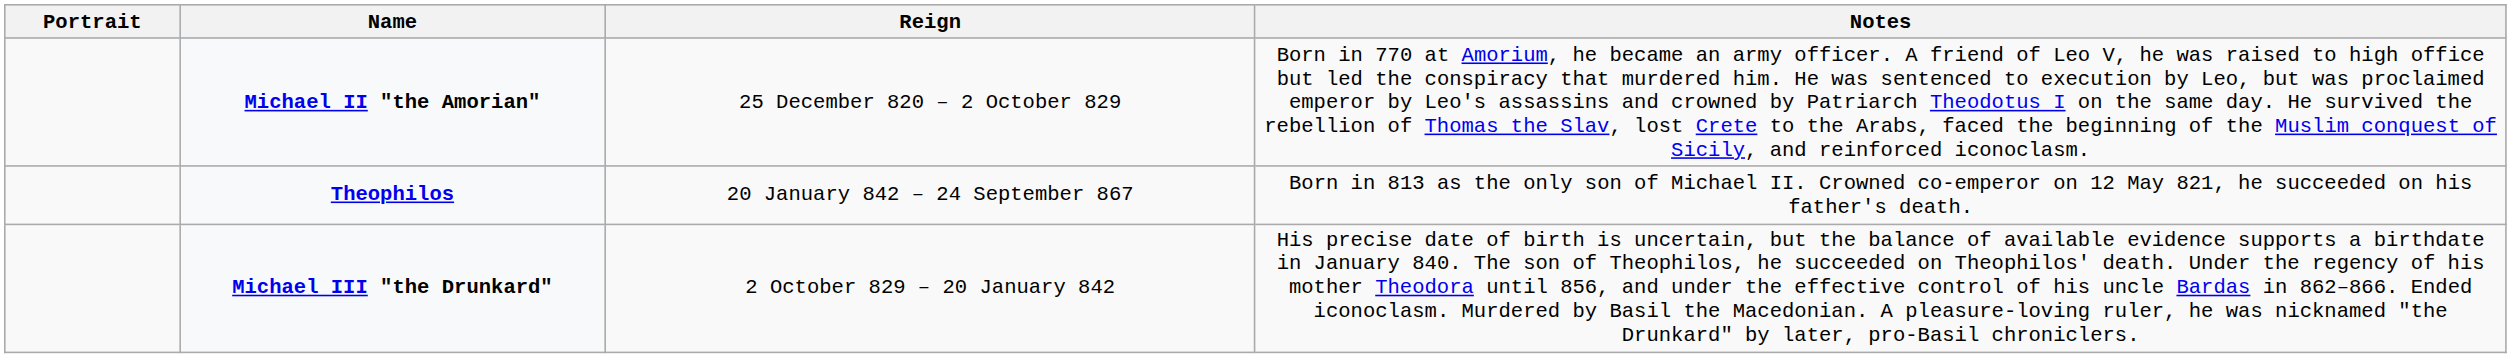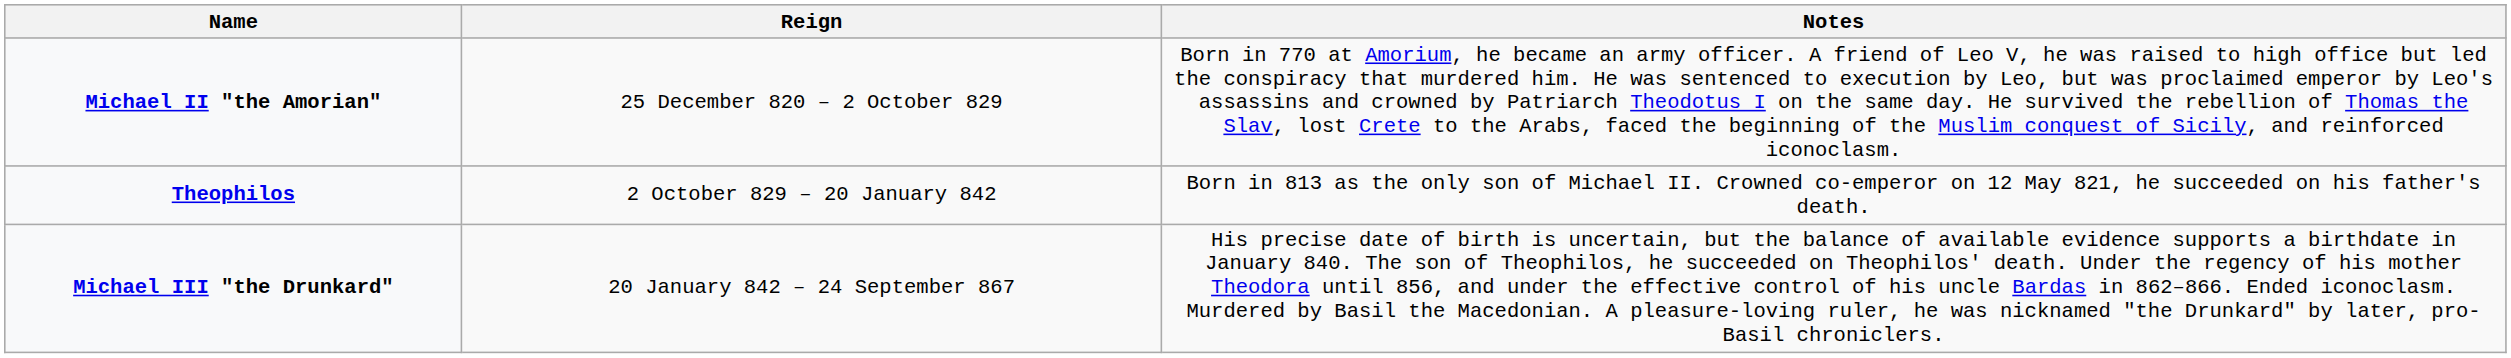- column: (92, 22)
(930, 195) 20 January 842 – 24 September 867 -> (812, 195) 2 October 829 – 20 January 842
(930, 288) 2 October 829 – 20 January 842 -> (812, 288) 20 January 842 – 24 September 867
